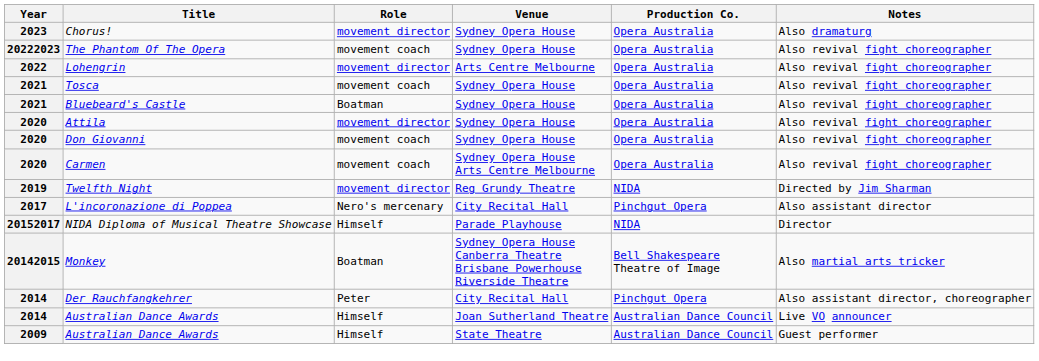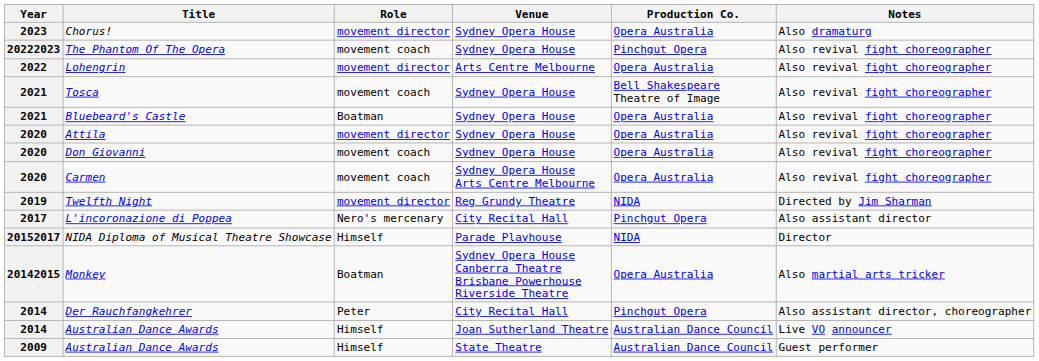(663, 49) Opera Australia -> (660, 49) Pinchgut Opera
(663, 85) Opera Australia -> (667, 92) Bell Shakespeare Theatre of Image
(667, 261) Bell Shakespeare Theatre of Image -> (663, 274) Opera Australia
